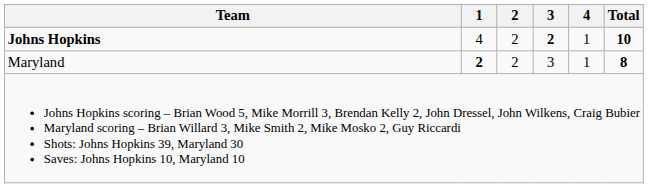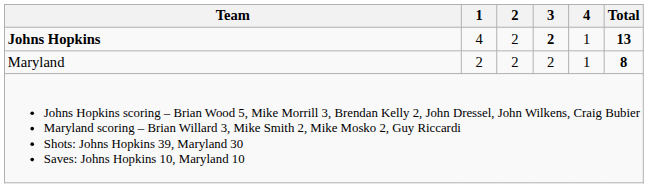(624, 39) 10 -> (624, 39) 13
(479, 62) bold -> (479, 62) normal
(551, 62) 3 -> (551, 62) 2
